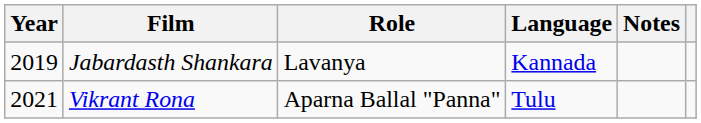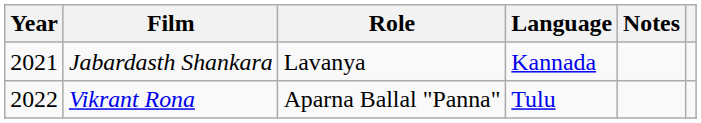(34, 61) 2019 -> (34, 61) 2021
(34, 99) 2021 -> (34, 99) 2022
